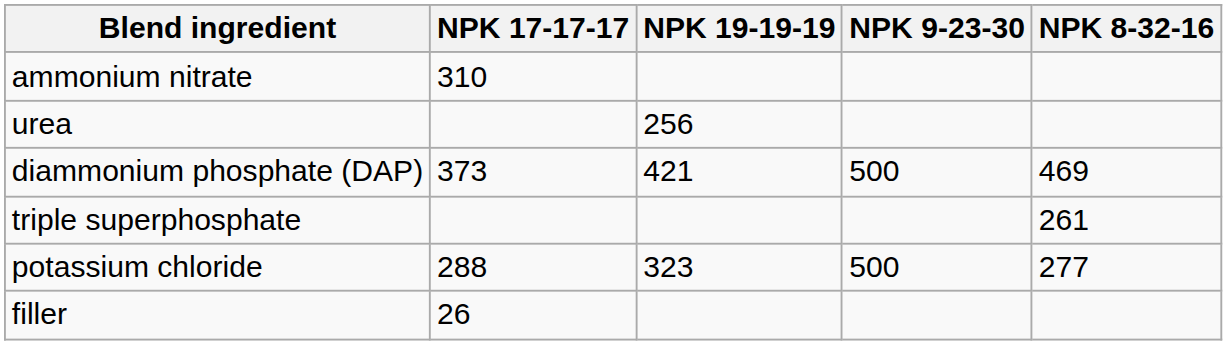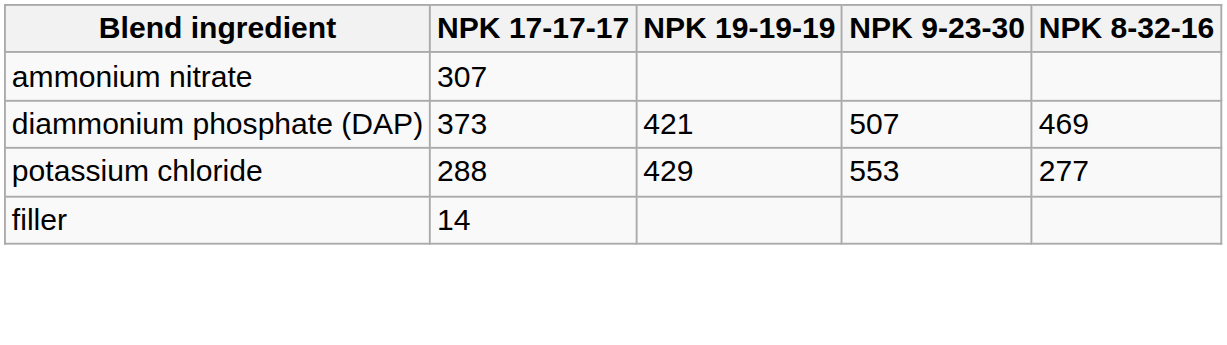(462, 76) 310 -> (462, 76) 307
- row: (42, 123)
(874, 171) 500 -> (874, 123) 507
- row: (157, 219)
(668, 266) 323 -> (668, 171) 429
(874, 266) 500 -> (874, 171) 553
(454, 314) 26 -> (454, 219) 14
